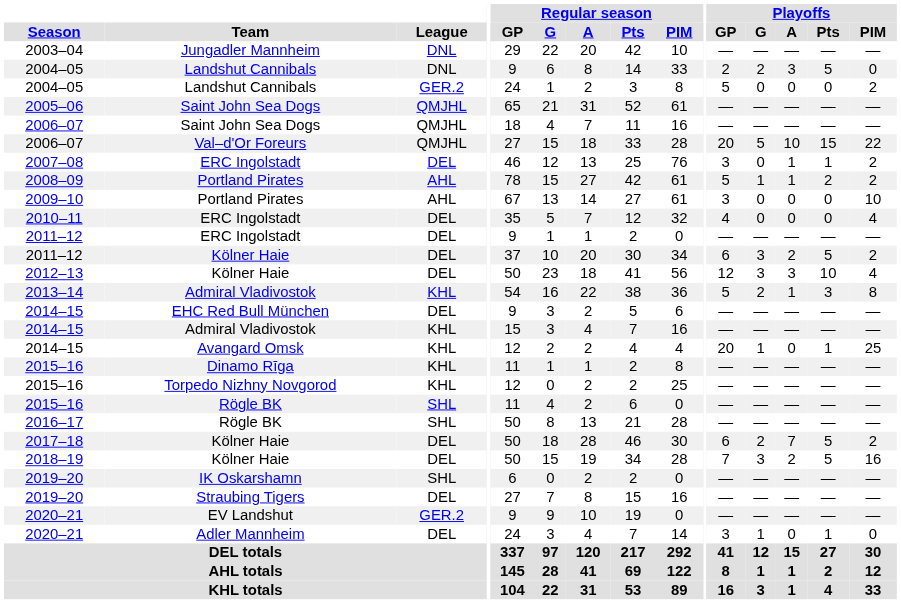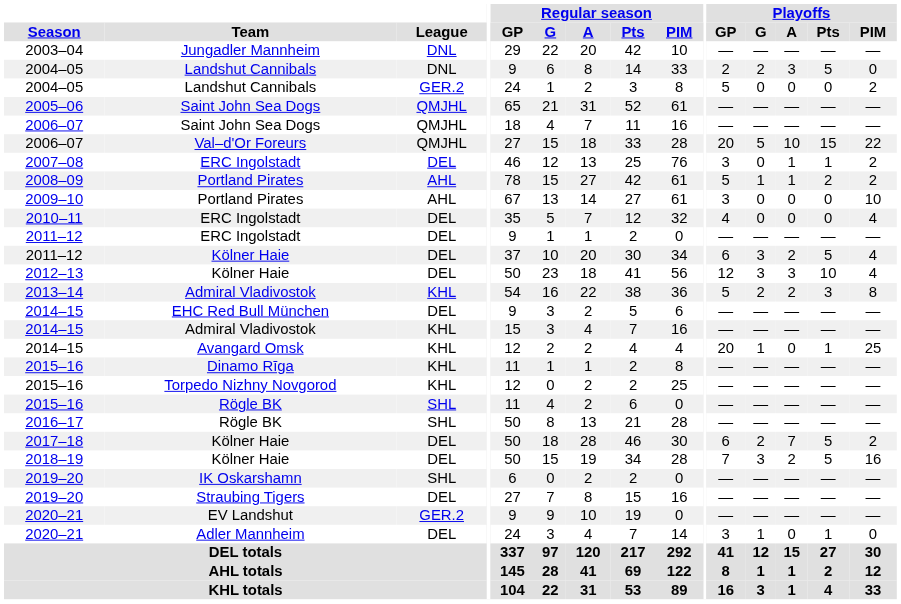(873, 255) 2 -> (873, 255) 4
(792, 292) 1 -> (792, 292) 2
